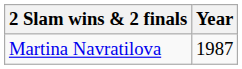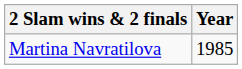(215, 49) 1987 -> (215, 49) 1985
